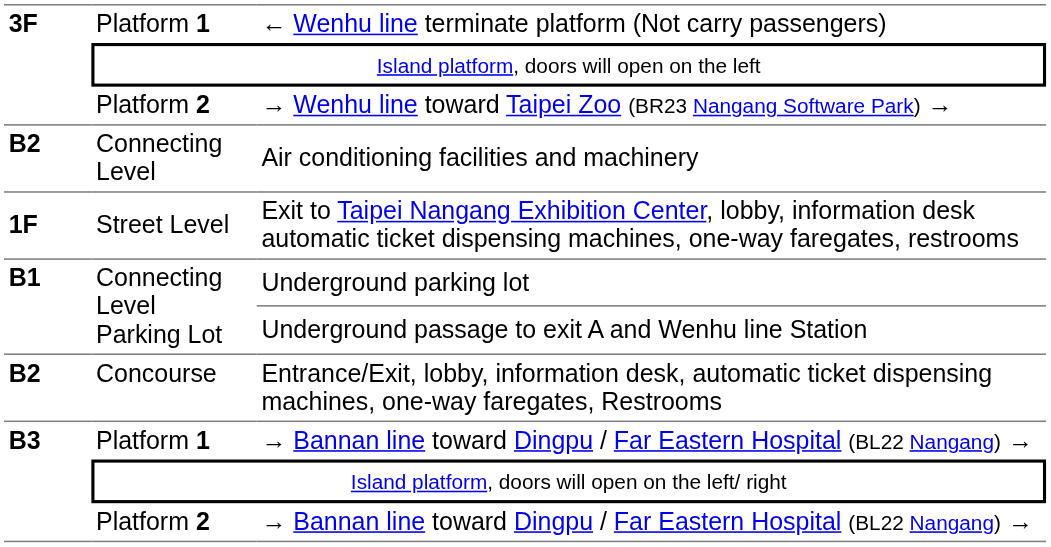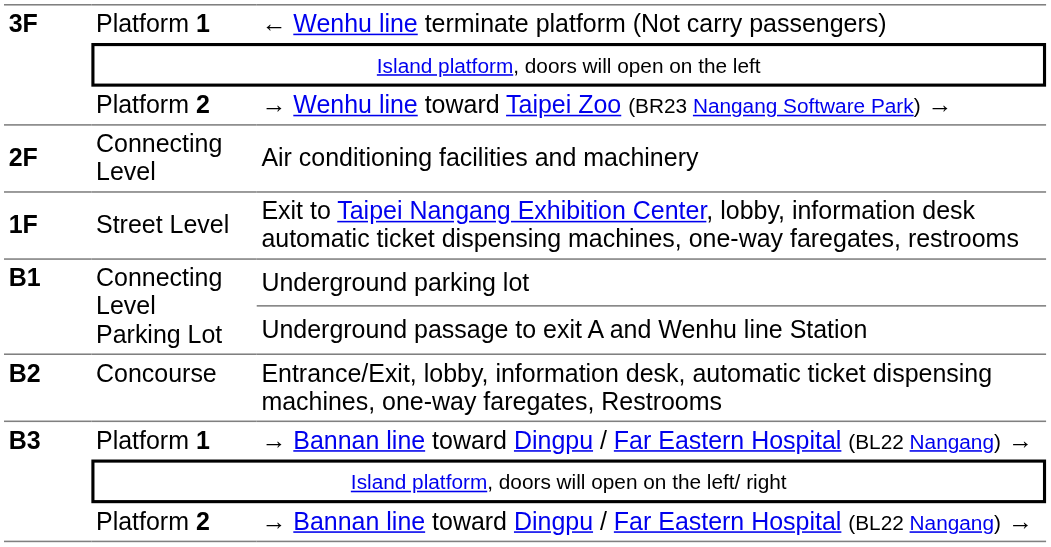(25, 144) B2 -> (23, 158) 2F
